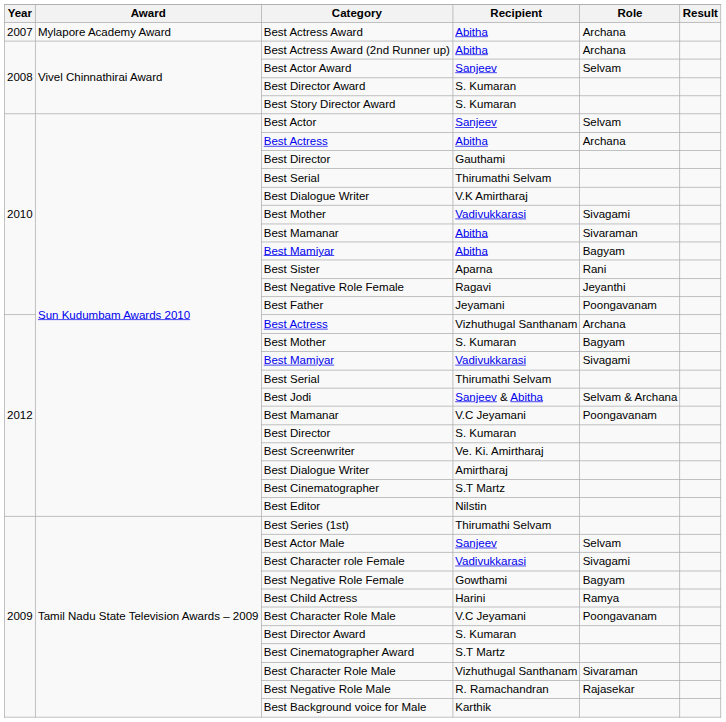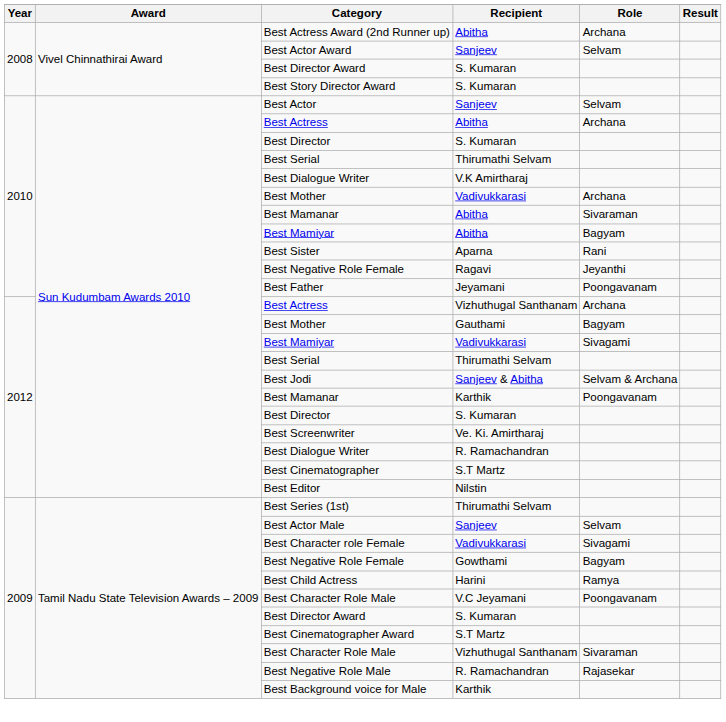- row: (20, 31)
(480, 159) Gauthami -> (486, 141) S. Kumaran
(606, 214) Sivagami -> (604, 196) Archana
(486, 342) S. Kumaran -> (480, 324) Gauthami
(491, 415) V.C Jeyamani -> (473, 397) Karthik
(481, 470) Amirtharaj -> (502, 452) R. Ramachandran
